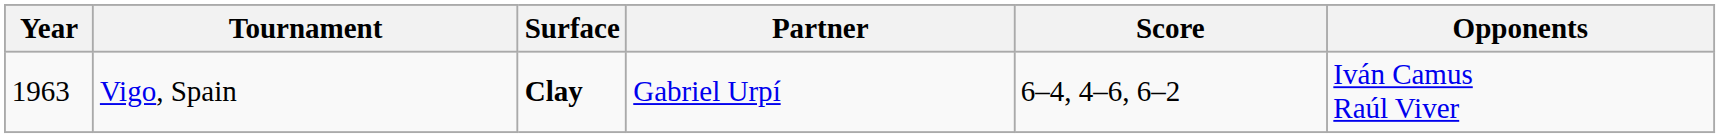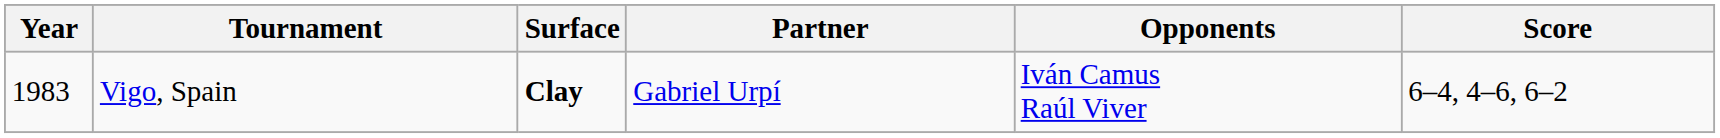columns swapped: (1520, 27) <-> (1170, 27)
(41, 91) 1963 -> (41, 91) 1983
